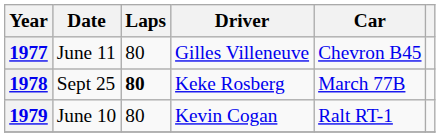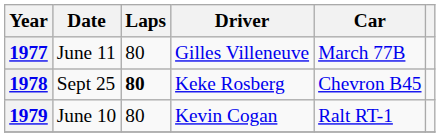(370, 52) Chevron B45 -> (362, 52) March 77B
(362, 84) March 77B -> (370, 84) Chevron B45
